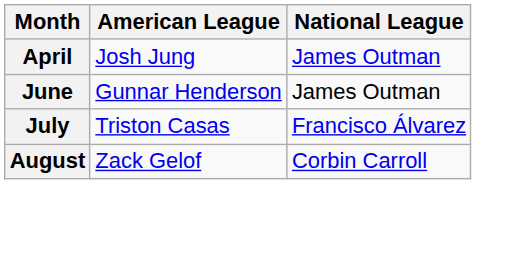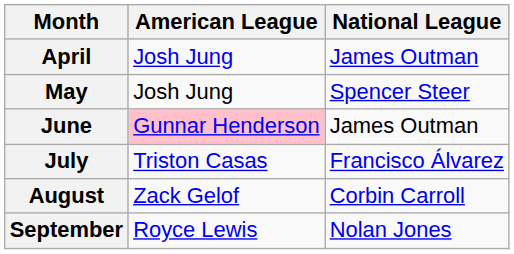+ row: (66, 91)
(189, 91) no background -> (226, 126) pink background
+ row: (66, 230)
